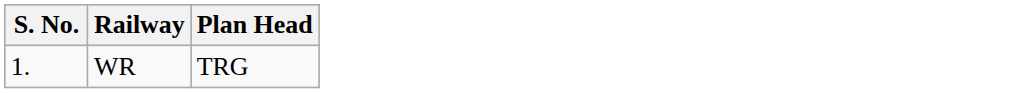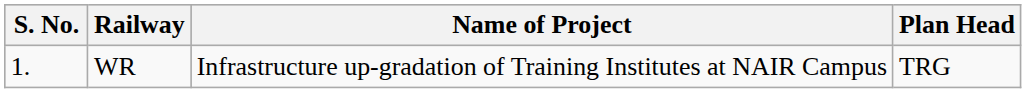+ column: (542, 25)
